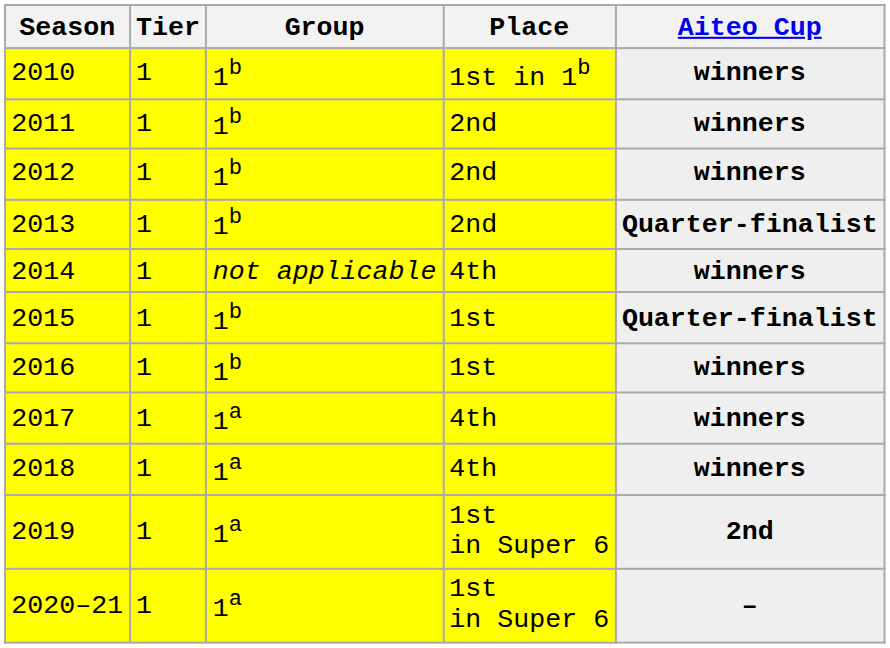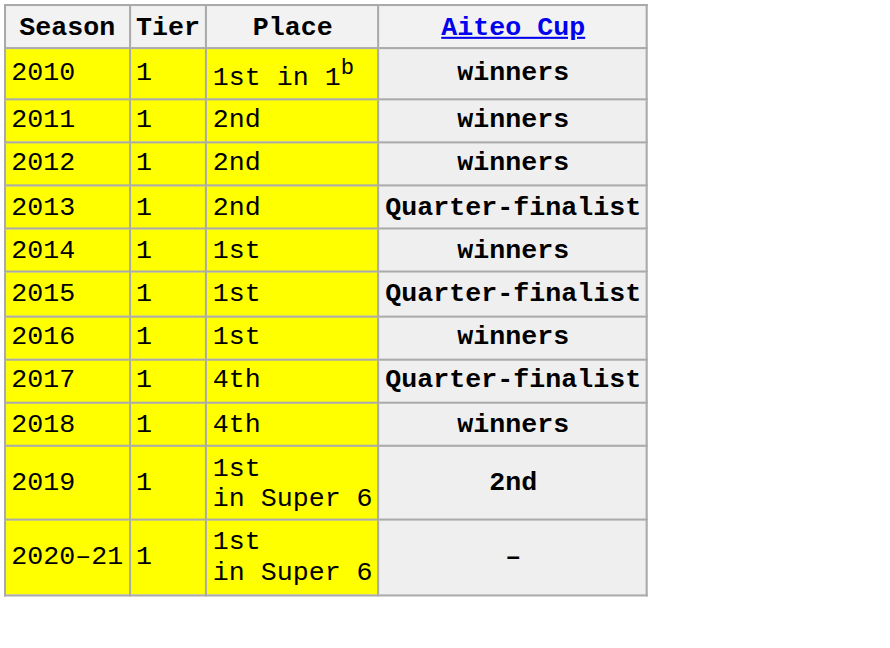- column: (325, 27)
(473, 271) 4th -> (237, 251) 1st
(750, 419) winners -> (513, 381) Quarter-finalist
